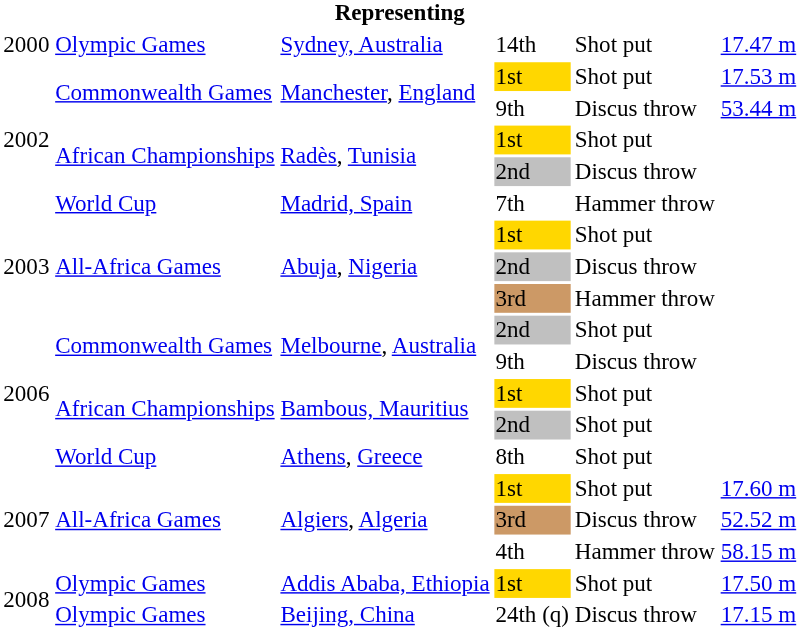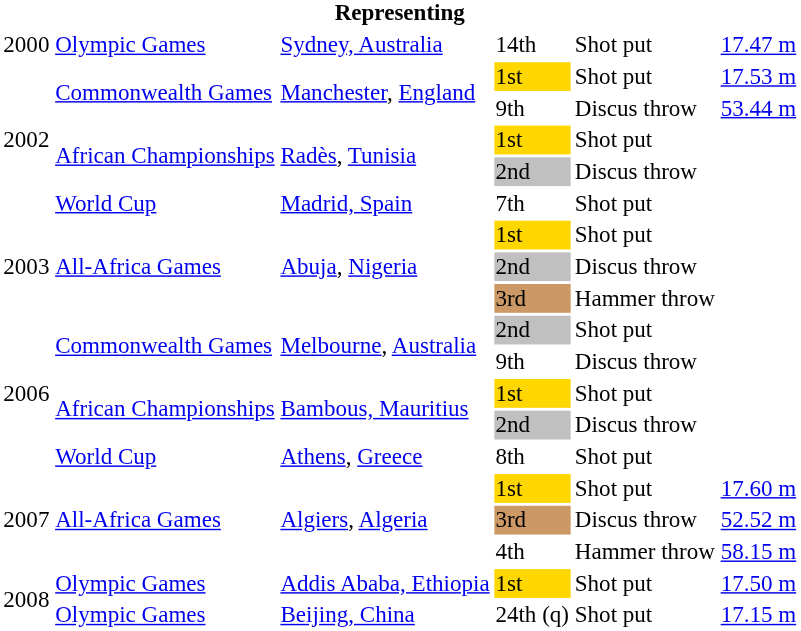(645, 203) Hammer throw -> (614, 203) Shot put
(614, 424) Shot put -> (636, 424) Discus throw
(636, 614) Discus throw -> (614, 614) Shot put
